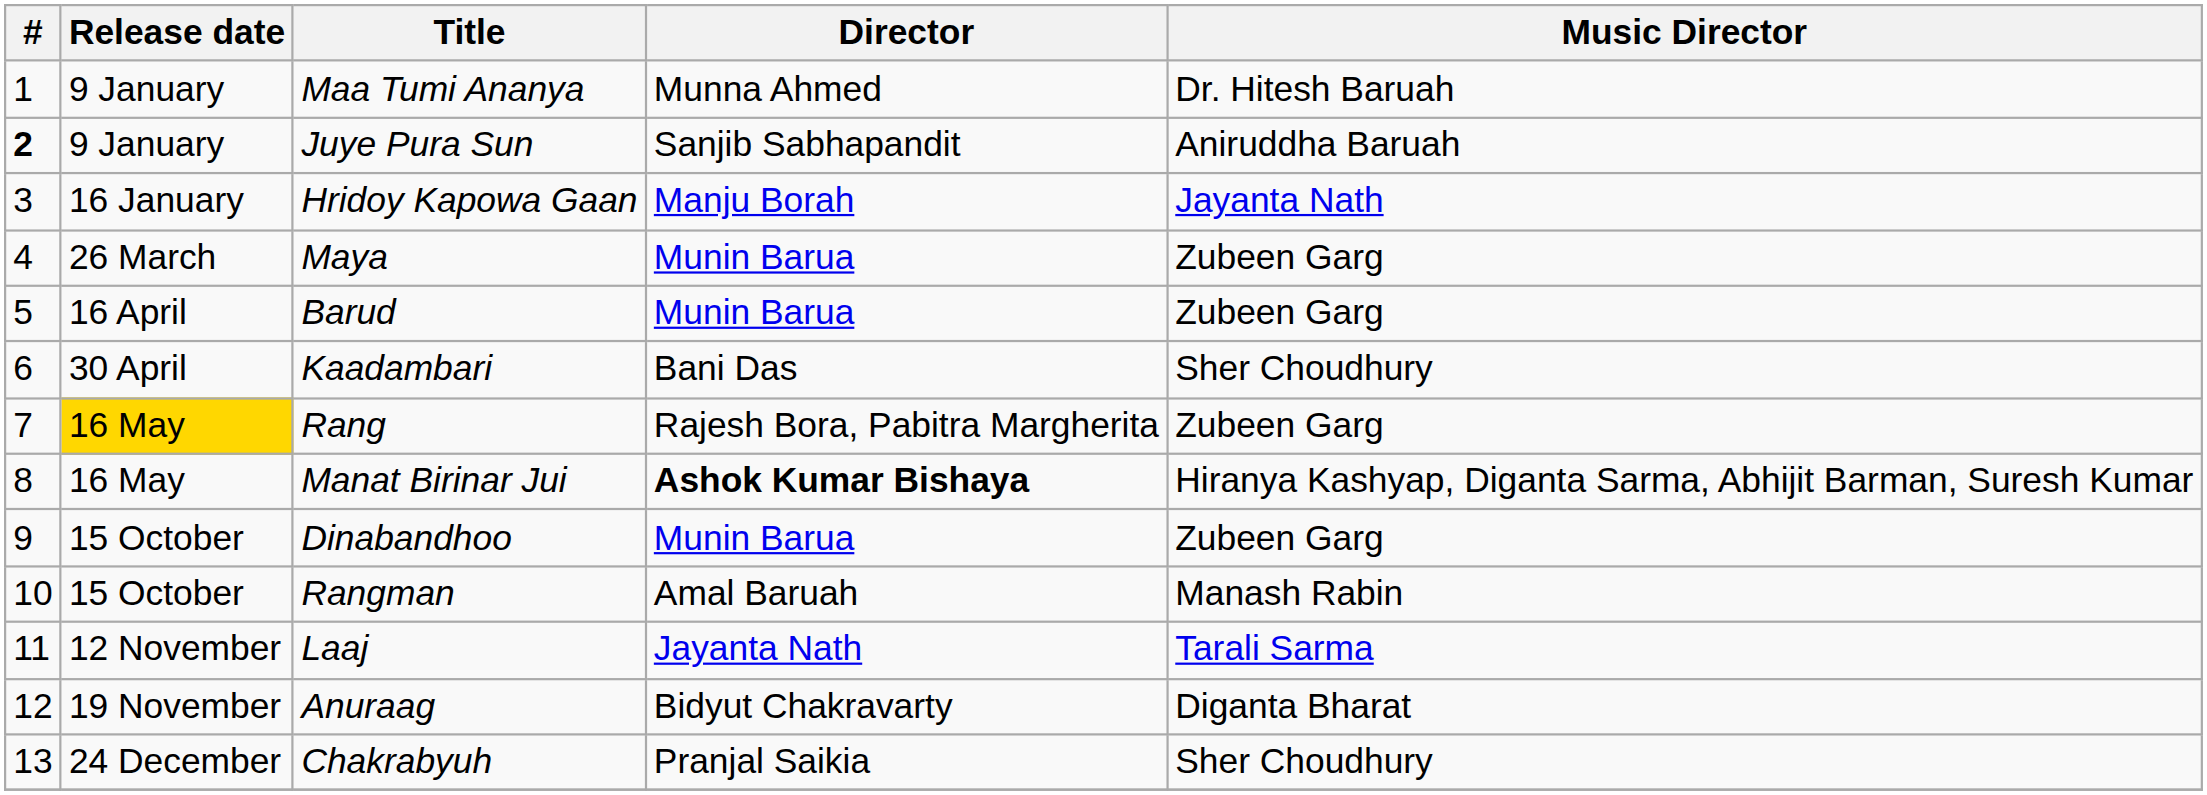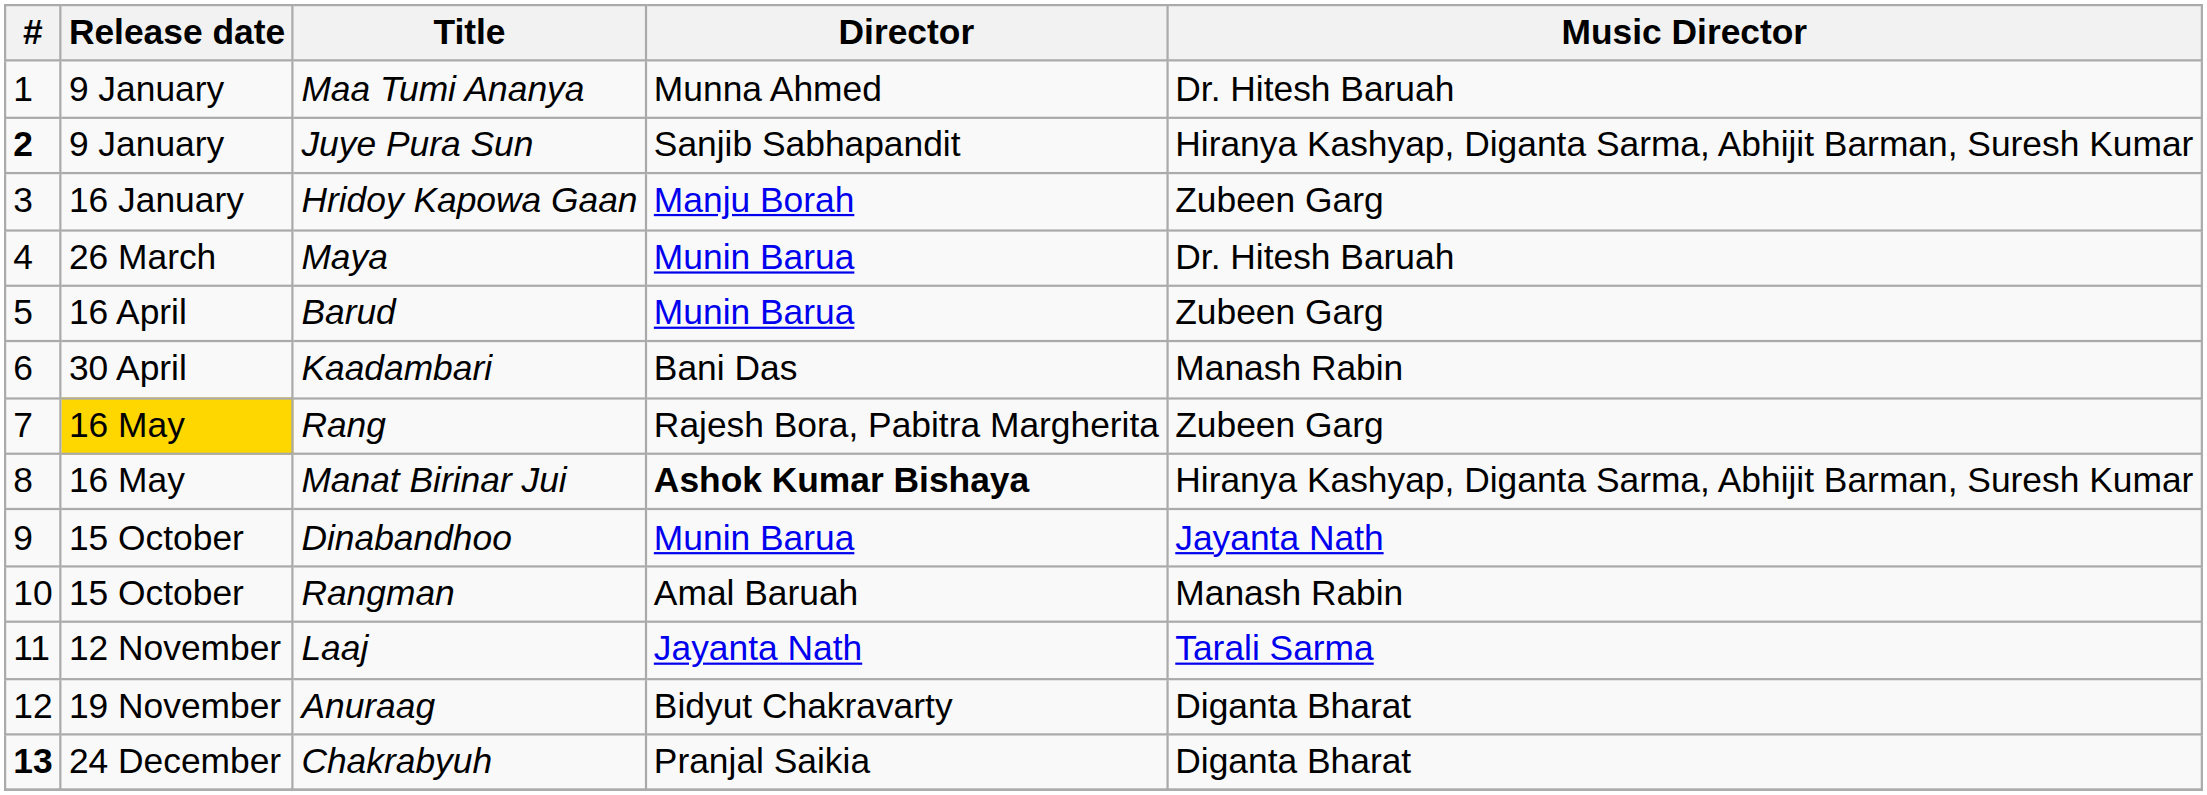(1318, 144) Aniruddha Baruah -> (1684, 144) Hiranya Kashyap, Diganta Sarma, Abhijit Barman, Suresh Kumar
(1279, 200) Jayanta Nath -> (1279, 200) Zubeen Garg
(1279, 256) Zubeen Garg -> (1315, 256) Dr. Hitesh Baruah
(1304, 369) Sher Choudhury -> (1289, 369) Manash Rabin
(1279, 537) Zubeen Garg -> (1279, 537) Jayanta Nath
(33, 761) normal -> (33, 761) bold
(1304, 761) Sher Choudhury -> (1293, 761) Diganta Bharat
